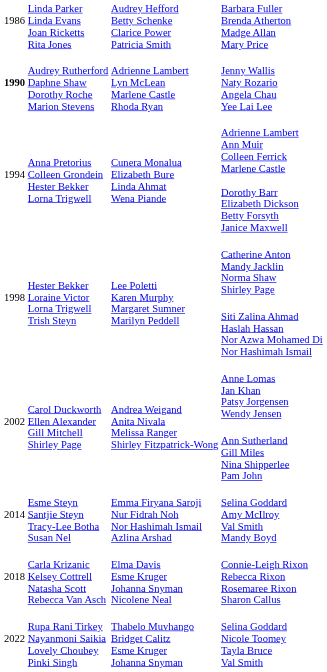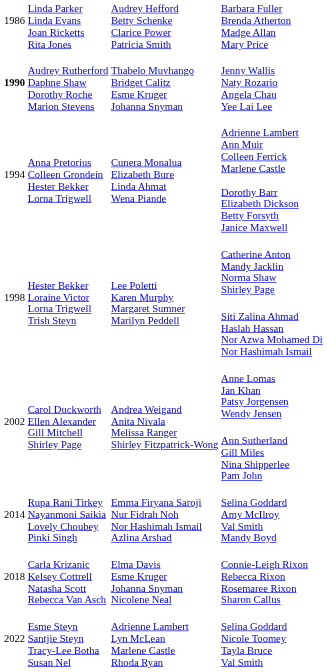(150, 88) Adrienne Lambert Lyn McLean Marlene Castle Rhoda Ryan -> (153, 88) Thabelo Muvhango Bridget Calitz Esme Kruger Johanna Snyman
(63, 520) Esme Steyn Santjie Steyn Tracy-Lee Botha Susan Nel -> (67, 520) Rupa Rani Tirkey Nayanmoni Saikia Lovely Choubey Pinki Singh
(67, 644) Rupa Rani Tirkey Nayanmoni Saikia Lovely Choubey Pinki Singh -> (63, 644) Esme Steyn Santjie Steyn Tracy-Lee Botha Susan Nel
(153, 644) Thabelo Muvhango Bridget Calitz Esme Kruger Johanna Snyman -> (150, 644) Adrienne Lambert Lyn McLean Marlene Castle Rhoda Ryan
